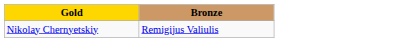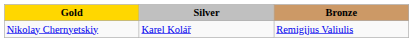+ column: (207, 12)
